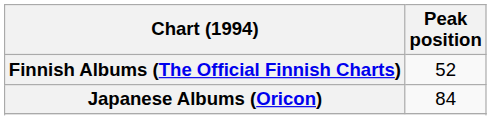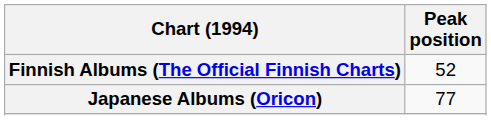(446, 98) 84 -> (446, 98) 77
